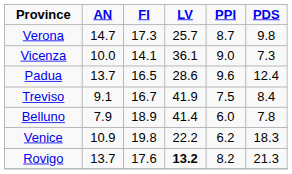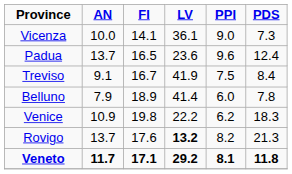- row: (43, 35)
(185, 76) 28.6 -> (185, 55) 23.6
+ row: (43, 158)
